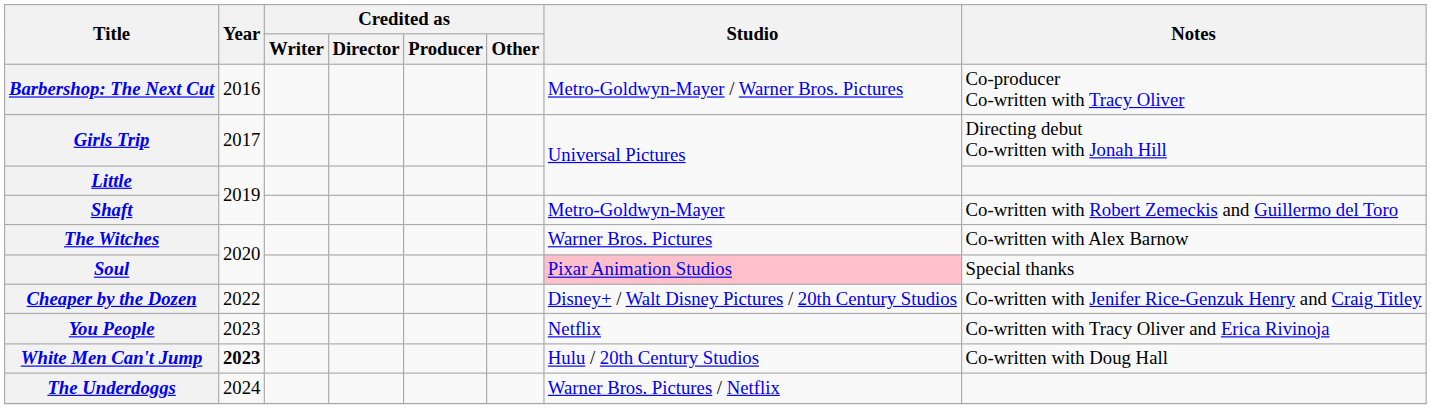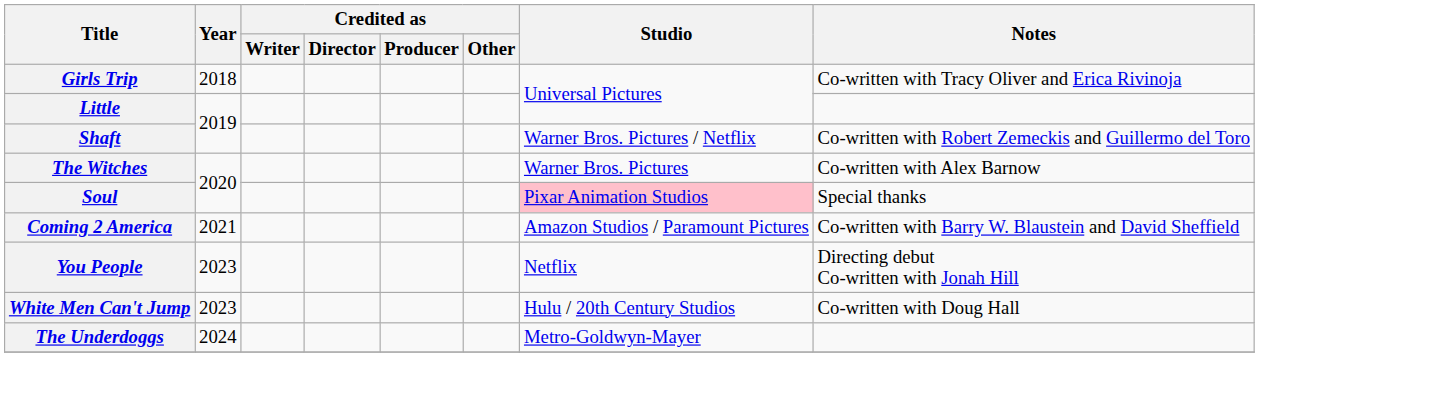- row: (112, 89)
(242, 140) 2017 -> (218, 78) 2018
(1066, 140) Directing debut Co-written with Jonah Hill -> (1000, 78) Co-written with Tracy Oliver and Erica Rivinoja
(636, 209) Metro-Goldwyn-Mayer -> (640, 138) Warner Bros. Pictures / Netflix
+ row: (100, 227)
- row: (112, 298)
(1148, 328) Co-written with Tracy Oliver and Erica Rivinoja -> (918, 267) Directing debut Co-written with Jonah Hill
(242, 358) bold -> (218, 307) normal
(664, 388) Warner Bros. Pictures / Netflix -> (612, 337) Metro-Goldwyn-Mayer
